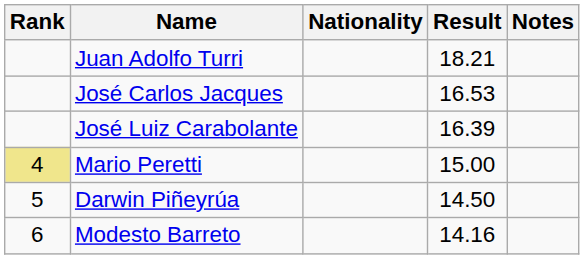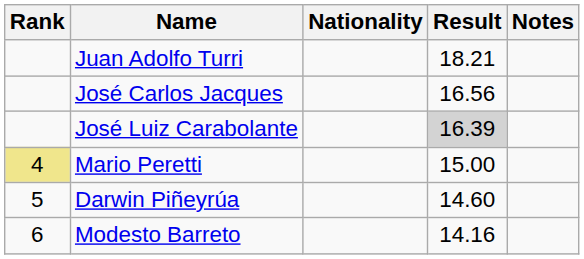(467, 93) 16.53 -> (467, 93) 16.56
(467, 128) no background -> (467, 128) lightgrey background
(467, 199) 14.50 -> (467, 199) 14.60
